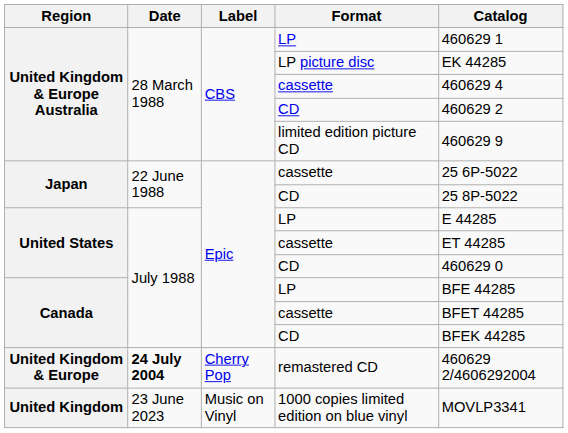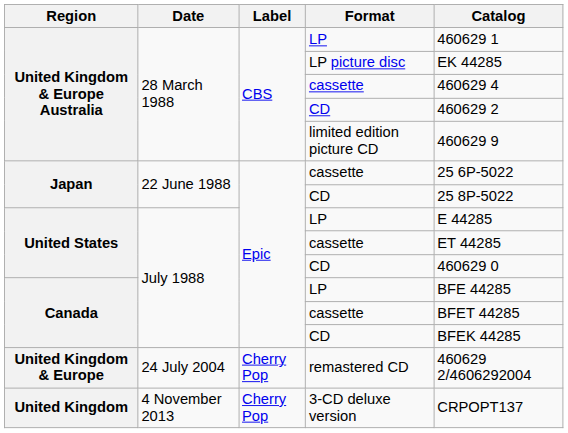(157, 367) bold -> (183, 367) normal
+ row: (71, 407)
- row: (66, 407)
